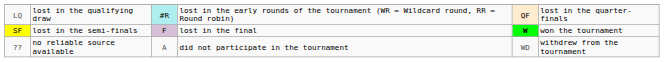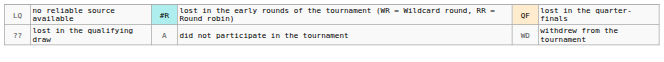(83, 15) lost in the qualifying draw -> (74, 15) no reliable source available
- row: (18, 31)
(74, 47) no reliable source available -> (83, 35) lost in the qualifying draw
